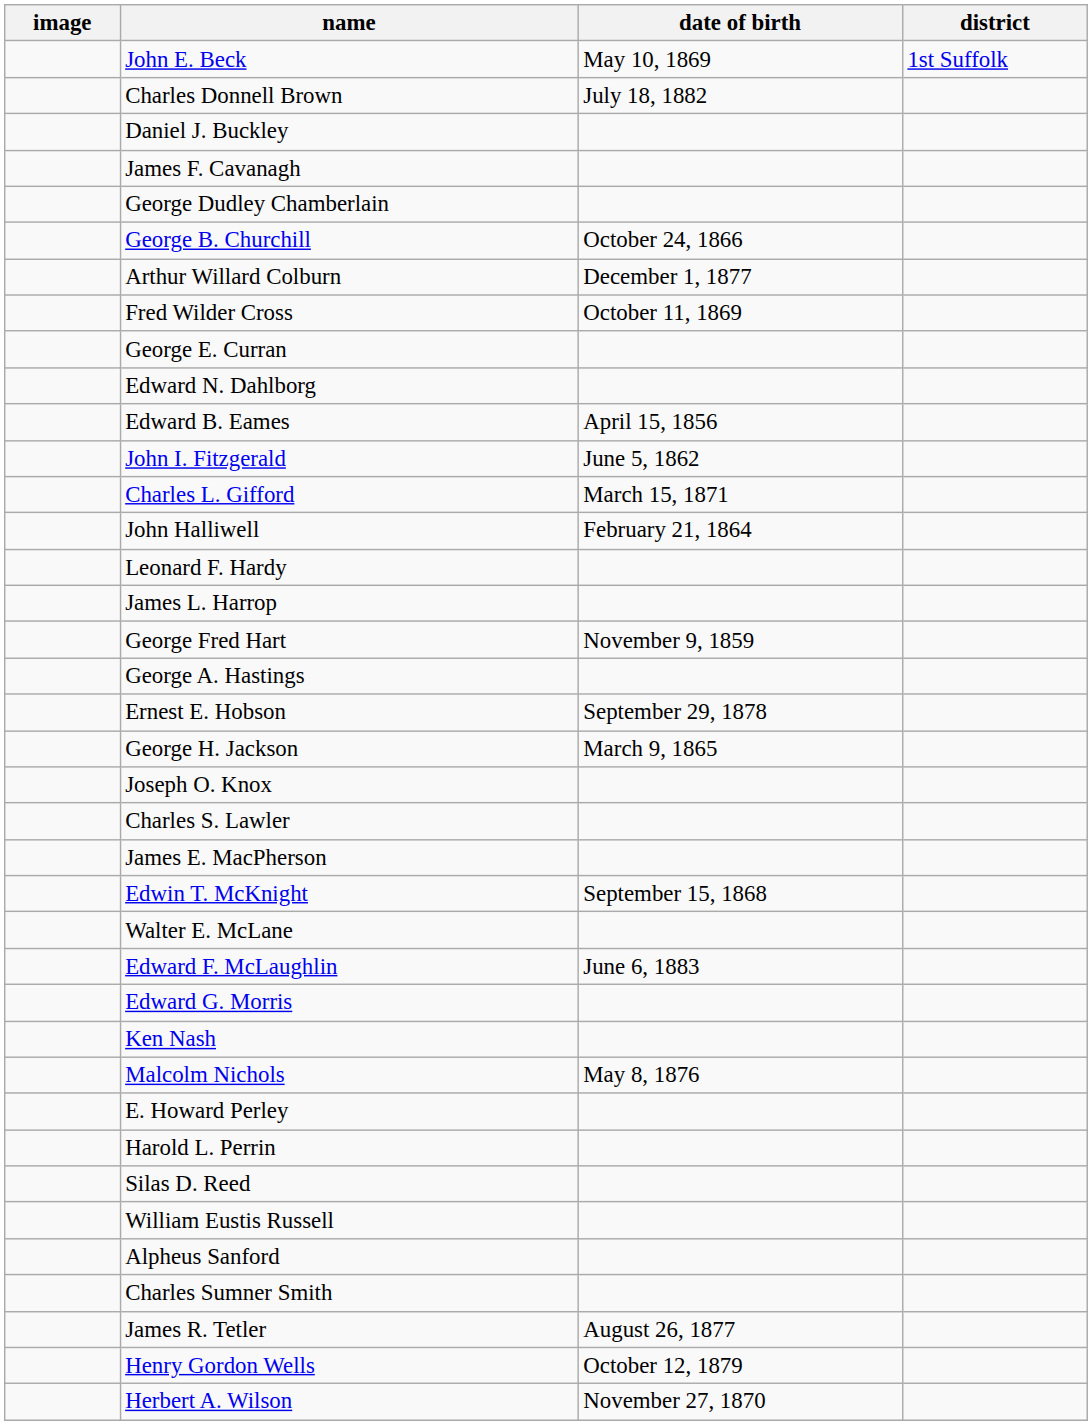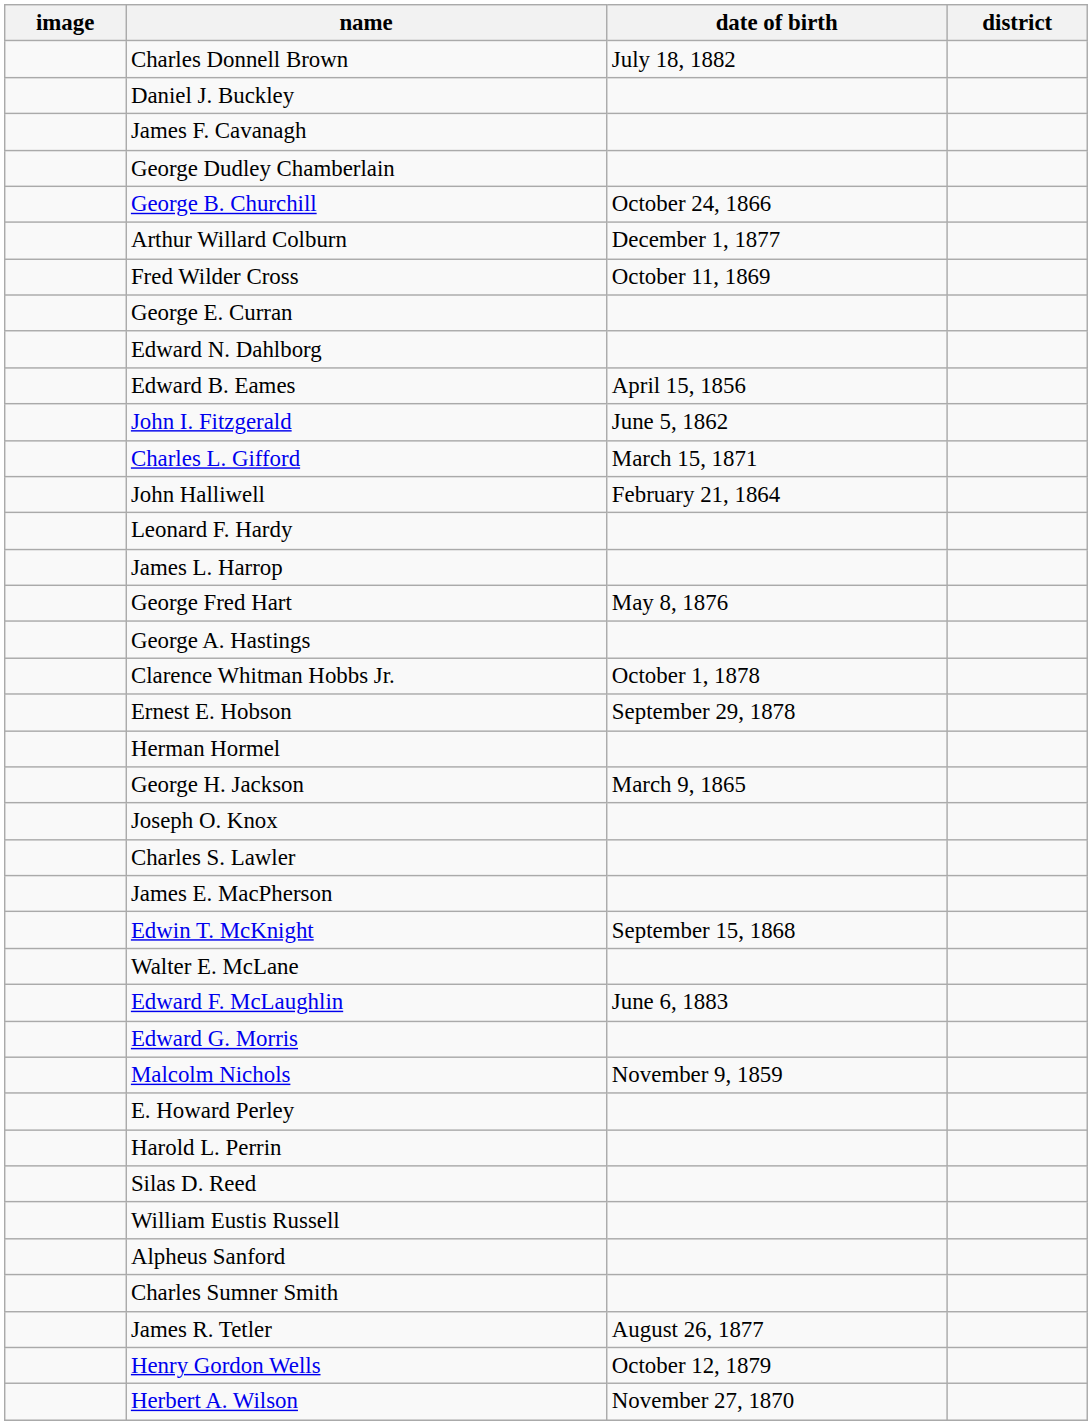- row: (186, 58)
(669, 639) November 9, 1859 -> (670, 603) May 8, 1876
+ row: (263, 675)
+ row: (206, 748)
- row: (171, 1038)
(641, 1074) May 8, 1876 -> (697, 1074) November 9, 1859
